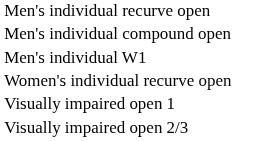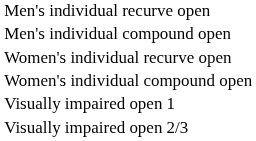- row: (75, 57)
+ row: (128, 80)
